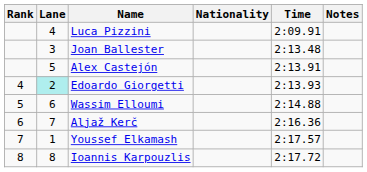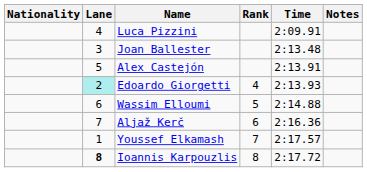columns swapped: (20, 13) <-> (232, 13)
(52, 158) normal -> (99, 158) bold
